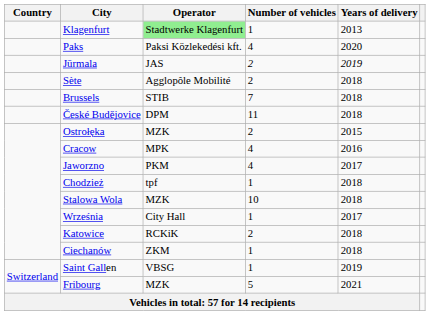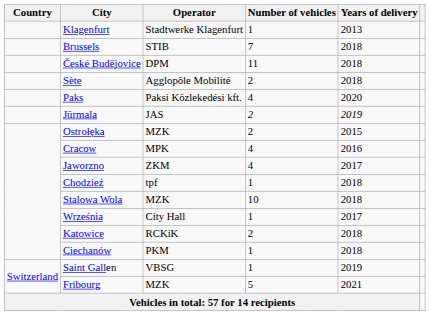(194, 30) lightgreen background -> (194, 30) no background
rows swapped: (81, 98) <-> (73, 47)
rows swapped: (102, 115) <-> (80, 64)
(157, 166) PKM -> (158, 166) ZKM
(158, 251) ZKM -> (157, 251) PKM
